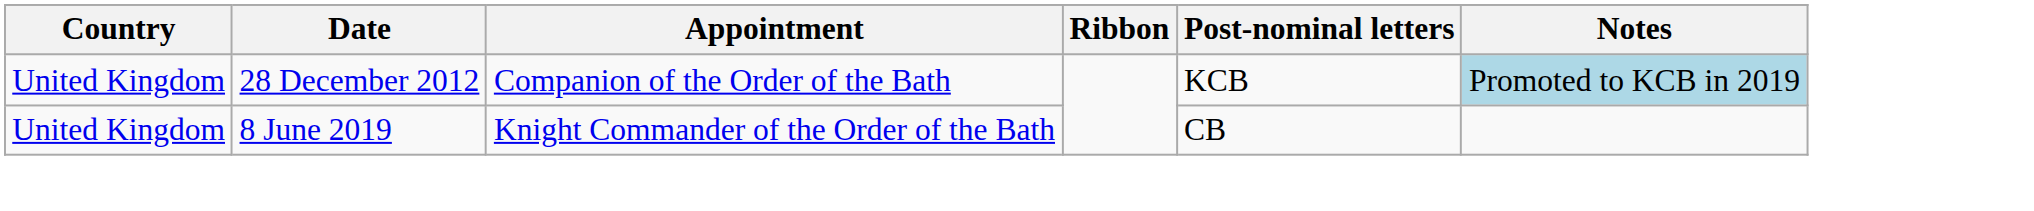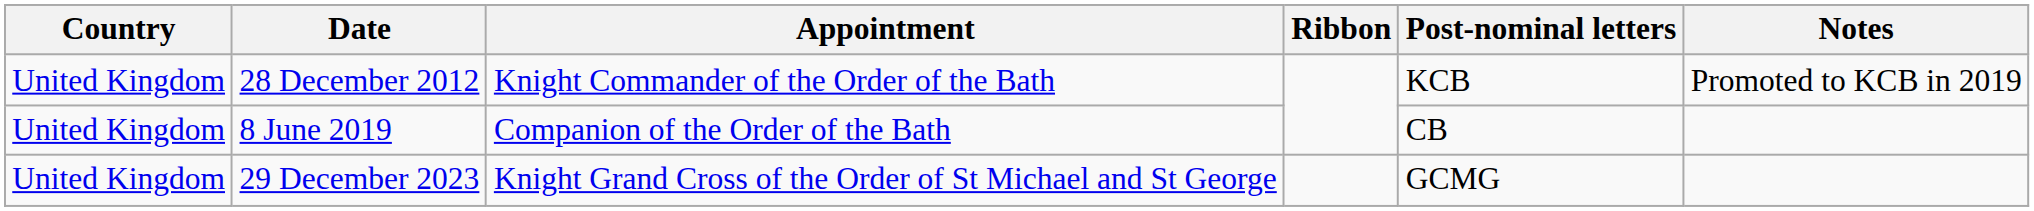(722, 79) Companion of the Order of the Bath -> (774, 79) Knight Commander of the Order of the Bath
(1634, 79) lightblue background -> (1856, 79) no background
(774, 129) Knight Commander of the Order of the Bath -> (722, 129) Companion of the Order of the Bath
+ row: (359, 179)
